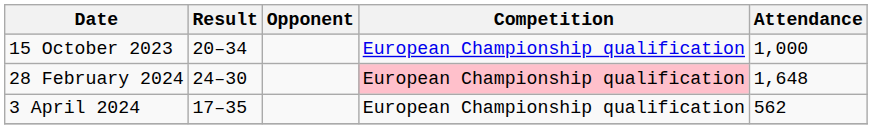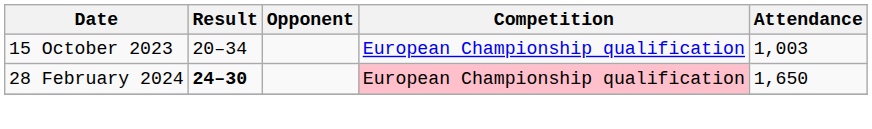(781, 49) 1,000 -> (781, 49) 1,003
(220, 79) normal -> (220, 79) bold
(781, 79) 1,648 -> (781, 79) 1,650
- row: (75, 109)
